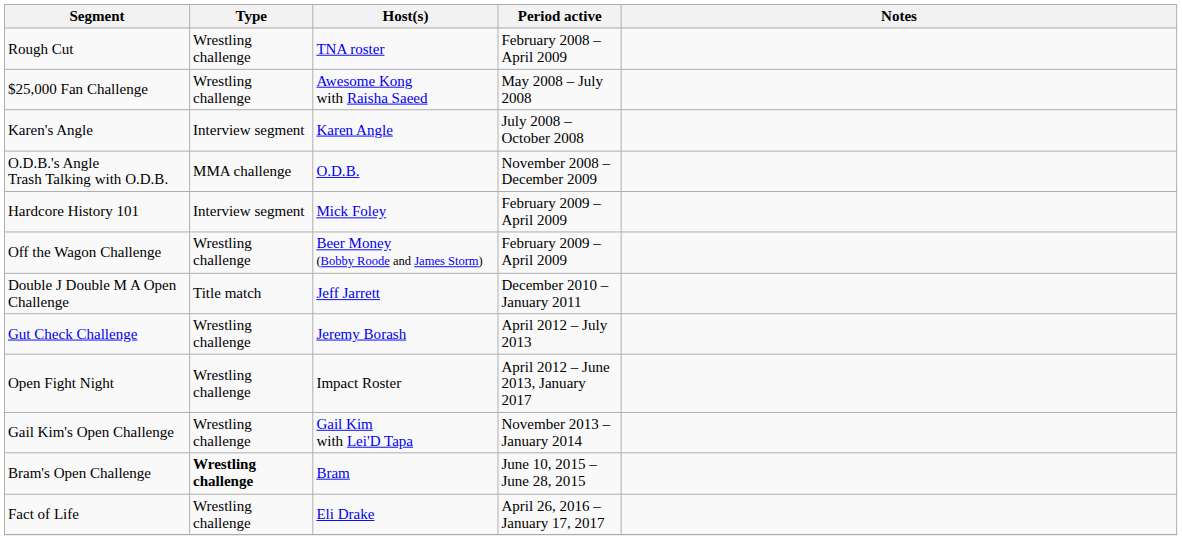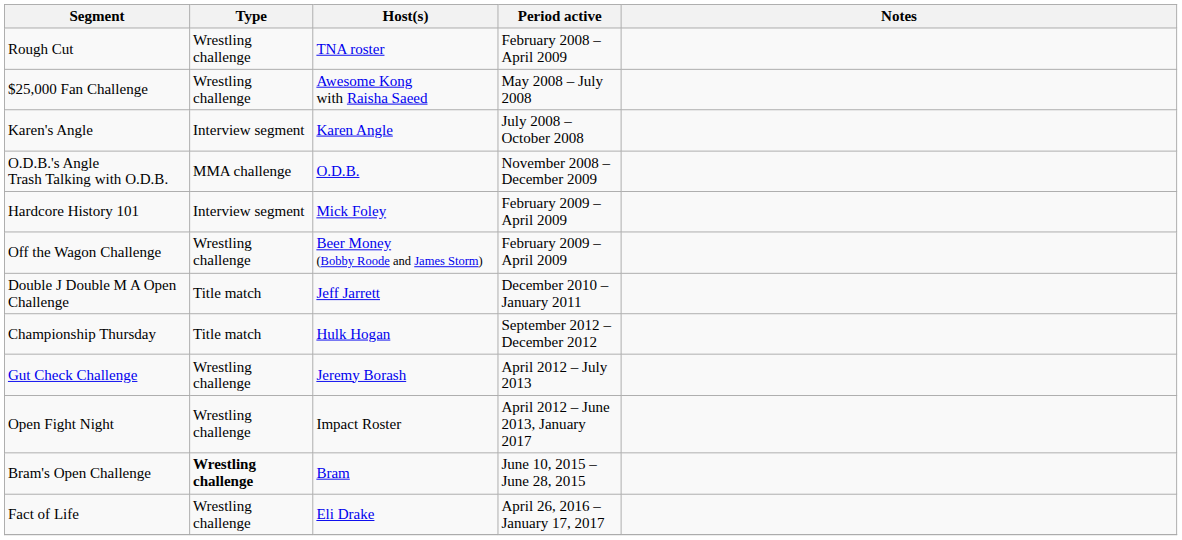+ row: (82, 334)
- row: (91, 432)
